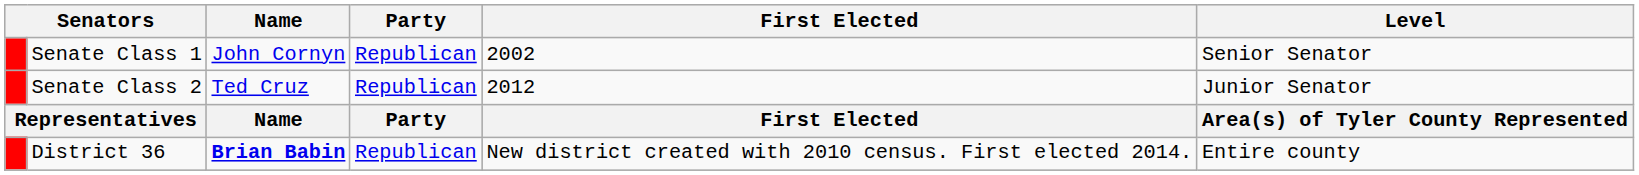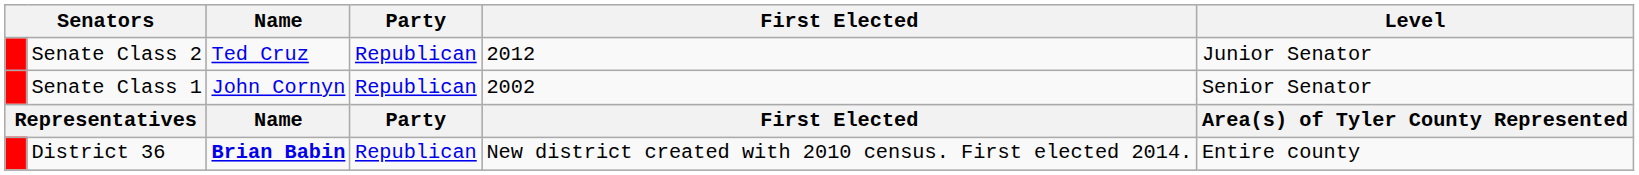rows swapped: (117, 54) <-> (117, 87)
